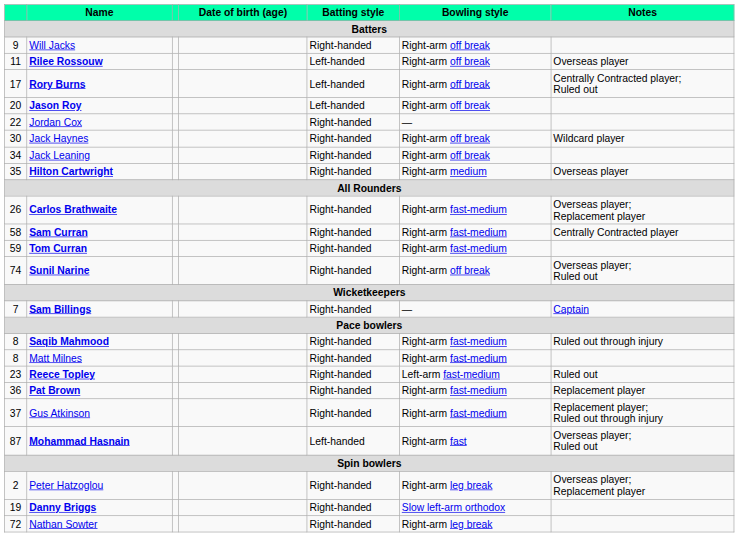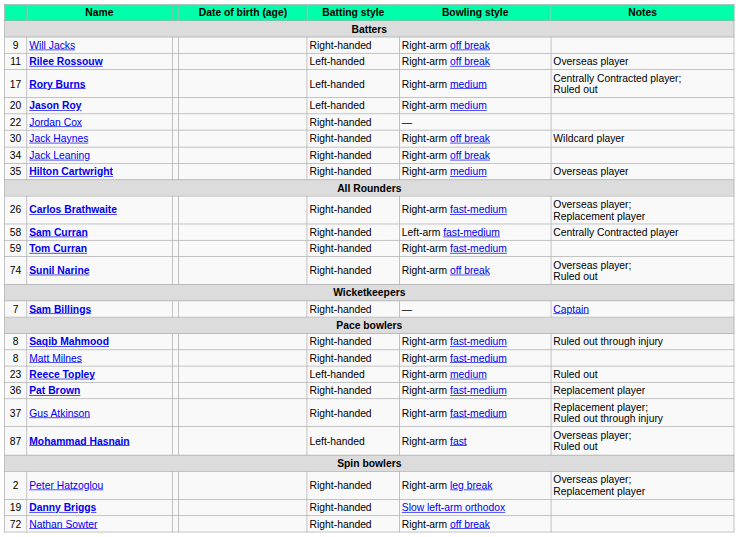(446, 84) Right-arm off break -> (444, 84) Right-arm medium
(446, 106) Right-arm off break -> (444, 106) Right-arm medium
(454, 232) Right-arm fast-medium -> (451, 232) Left-arm fast-medium
(341, 375) Right-handed -> (337, 375) Left-handed
(451, 375) Left-arm fast-medium -> (444, 375) Right-arm medium
(447, 524) Right-arm leg break -> (446, 524) Right-arm off break
